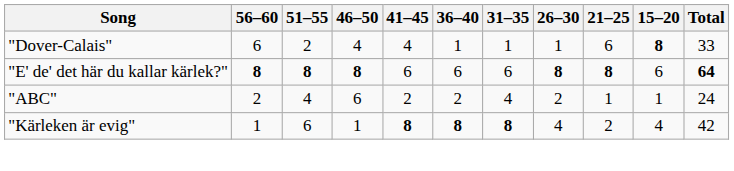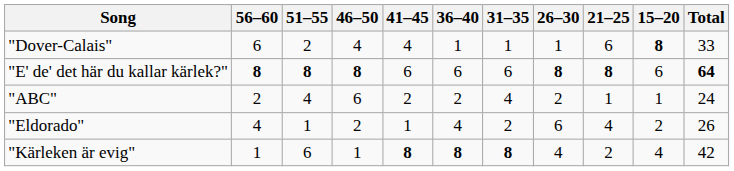+ row: (46, 125)
